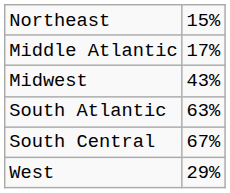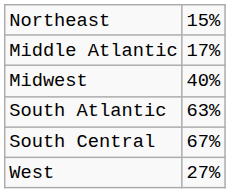(203, 81) 43% -> (203, 81) 40%
(203, 173) 29% -> (203, 173) 27%
